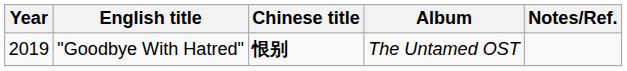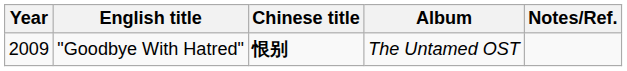(29, 49) 2019 -> (29, 49) 2009
